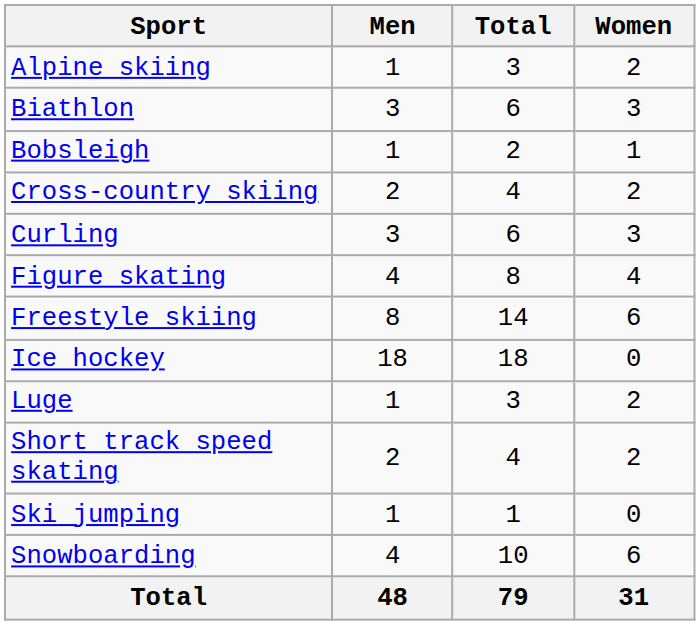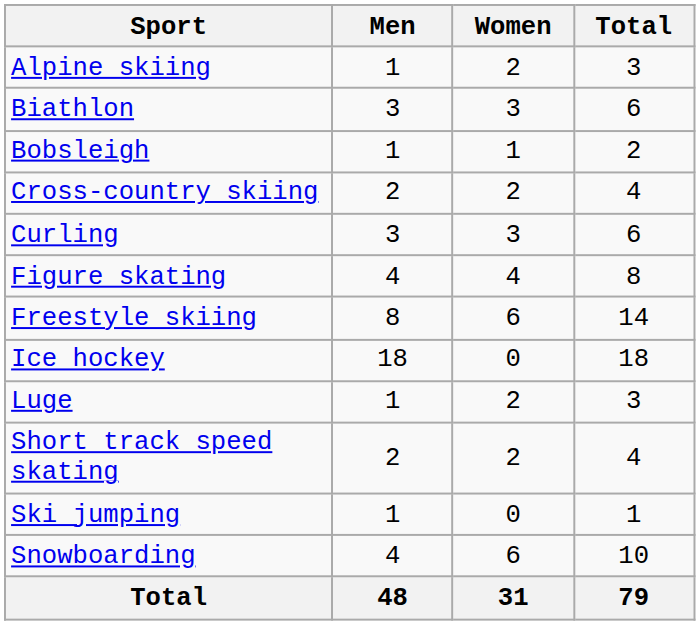columns swapped: (634, 26) <-> (513, 26)
